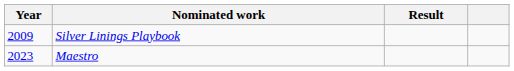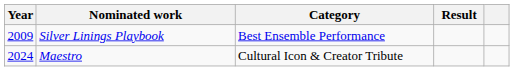+ column: (335, 14)
(20, 55) 2023 -> (20, 55) 2024
